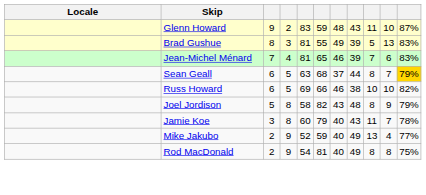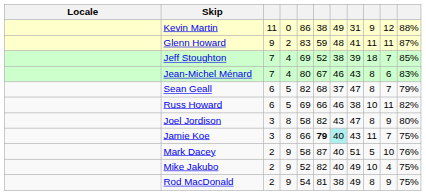+ row: (191, 27)
(355, 27) 43 -> (355, 43) 41
(389, 27) 10 -> (389, 43) 11
- row: (192, 43)
+ row: (195, 58)
(305, 58) 81 -> (305, 74) 80
(322, 58) 65 -> (322, 74) 67
(355, 58) 39 -> (355, 74) 43
(372, 58) 7 -> (372, 74) 8
(305, 74) 63 -> (305, 89) 82
(355, 74) 44 -> (355, 89) 47
(409, 74) gold background -> (409, 89) no background
(389, 89) 10 -> (389, 105) 11
(272, 105) 5 -> (272, 120) 3
(355, 105) 48 -> (355, 120) 47
(409, 105) 79% -> (409, 120) 80%
(305, 120) 60 -> (305, 136) 66
(322, 120) normal -> (322, 136) bold
(339, 120) no background -> (339, 136) paleturquoise background
(409, 120) 78% -> (409, 136) 75%
+ row: (190, 151)
(322, 136) 59 -> (322, 167) 82
(372, 136) 13 -> (372, 167) 10
(409, 136) 77% -> (409, 167) 75%
(339, 151) 40 -> (339, 182) 38
(389, 151) 8 -> (389, 182) 9
